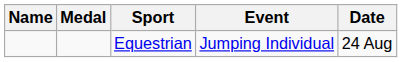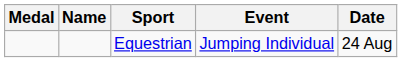columns swapped: (83, 18) <-> (31, 18)
